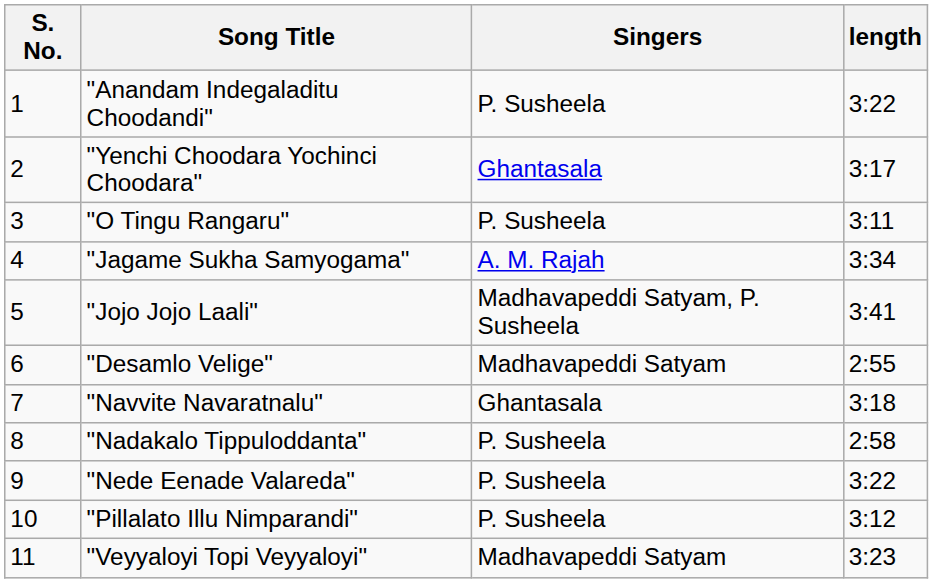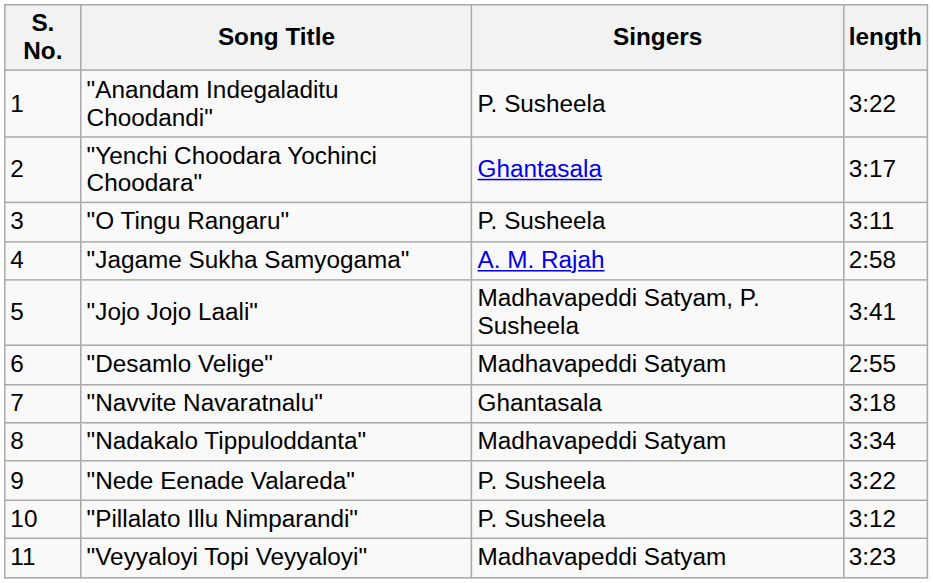(872, 260) 3:34 -> (872, 260) 2:58
(542, 441) P. Susheela -> (602, 441) Madhavapeddi Satyam
(872, 441) 2:58 -> (872, 441) 3:34
